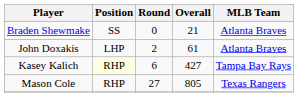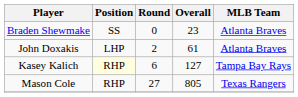(193, 30) 21 -> (193, 30) 23
(193, 65) 427 -> (193, 65) 127
